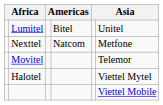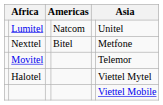(63, 28) Bitel -> (69, 28) Natcom
(69, 44) Natcom -> (63, 44) Bitel
